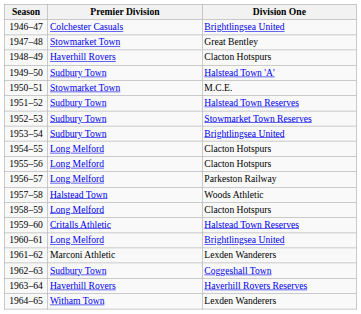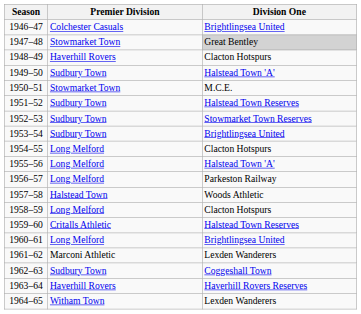(231, 42) no background -> (231, 42) lightgrey background
(238, 164) Clacton Hotspurs -> (240, 164) Halstead Town 'A'
